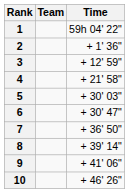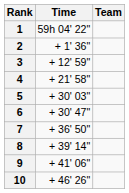columns swapped: (51, 12) <-> (95, 12)
